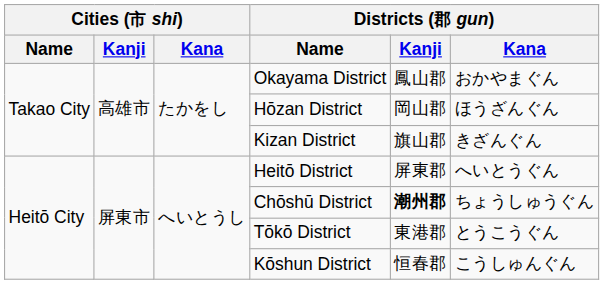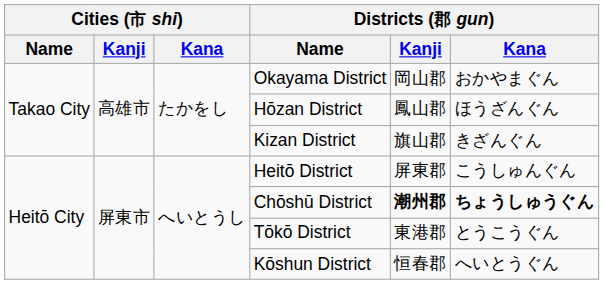(421, 78) 鳳山郡 -> (421, 78) 岡山郡
(421, 108) 岡山郡 -> (421, 108) 鳳山郡
(507, 170) へいとうぐん -> (516, 170) こうしゅんぐん
(525, 201) normal -> (525, 201) bold
(516, 263) こうしゅんぐん -> (507, 263) へいとうぐん
